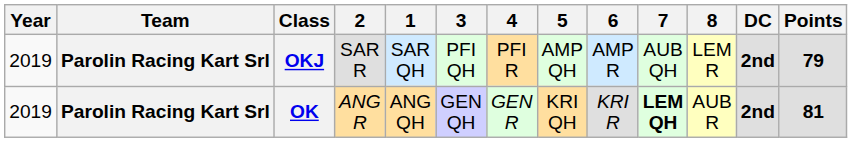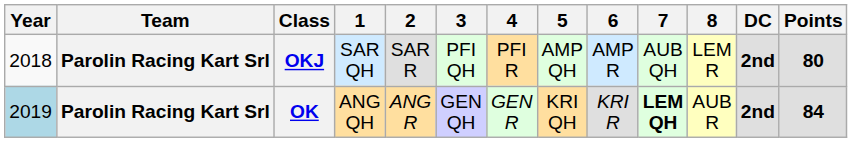columns swapped: (410, 19) <-> (360, 19)
(31, 60) 2019 -> (31, 60) 2018
(813, 60) 79 -> (813, 60) 80
(31, 112) no background -> (31, 112) lightblue background
(813, 112) 81 -> (813, 112) 84
